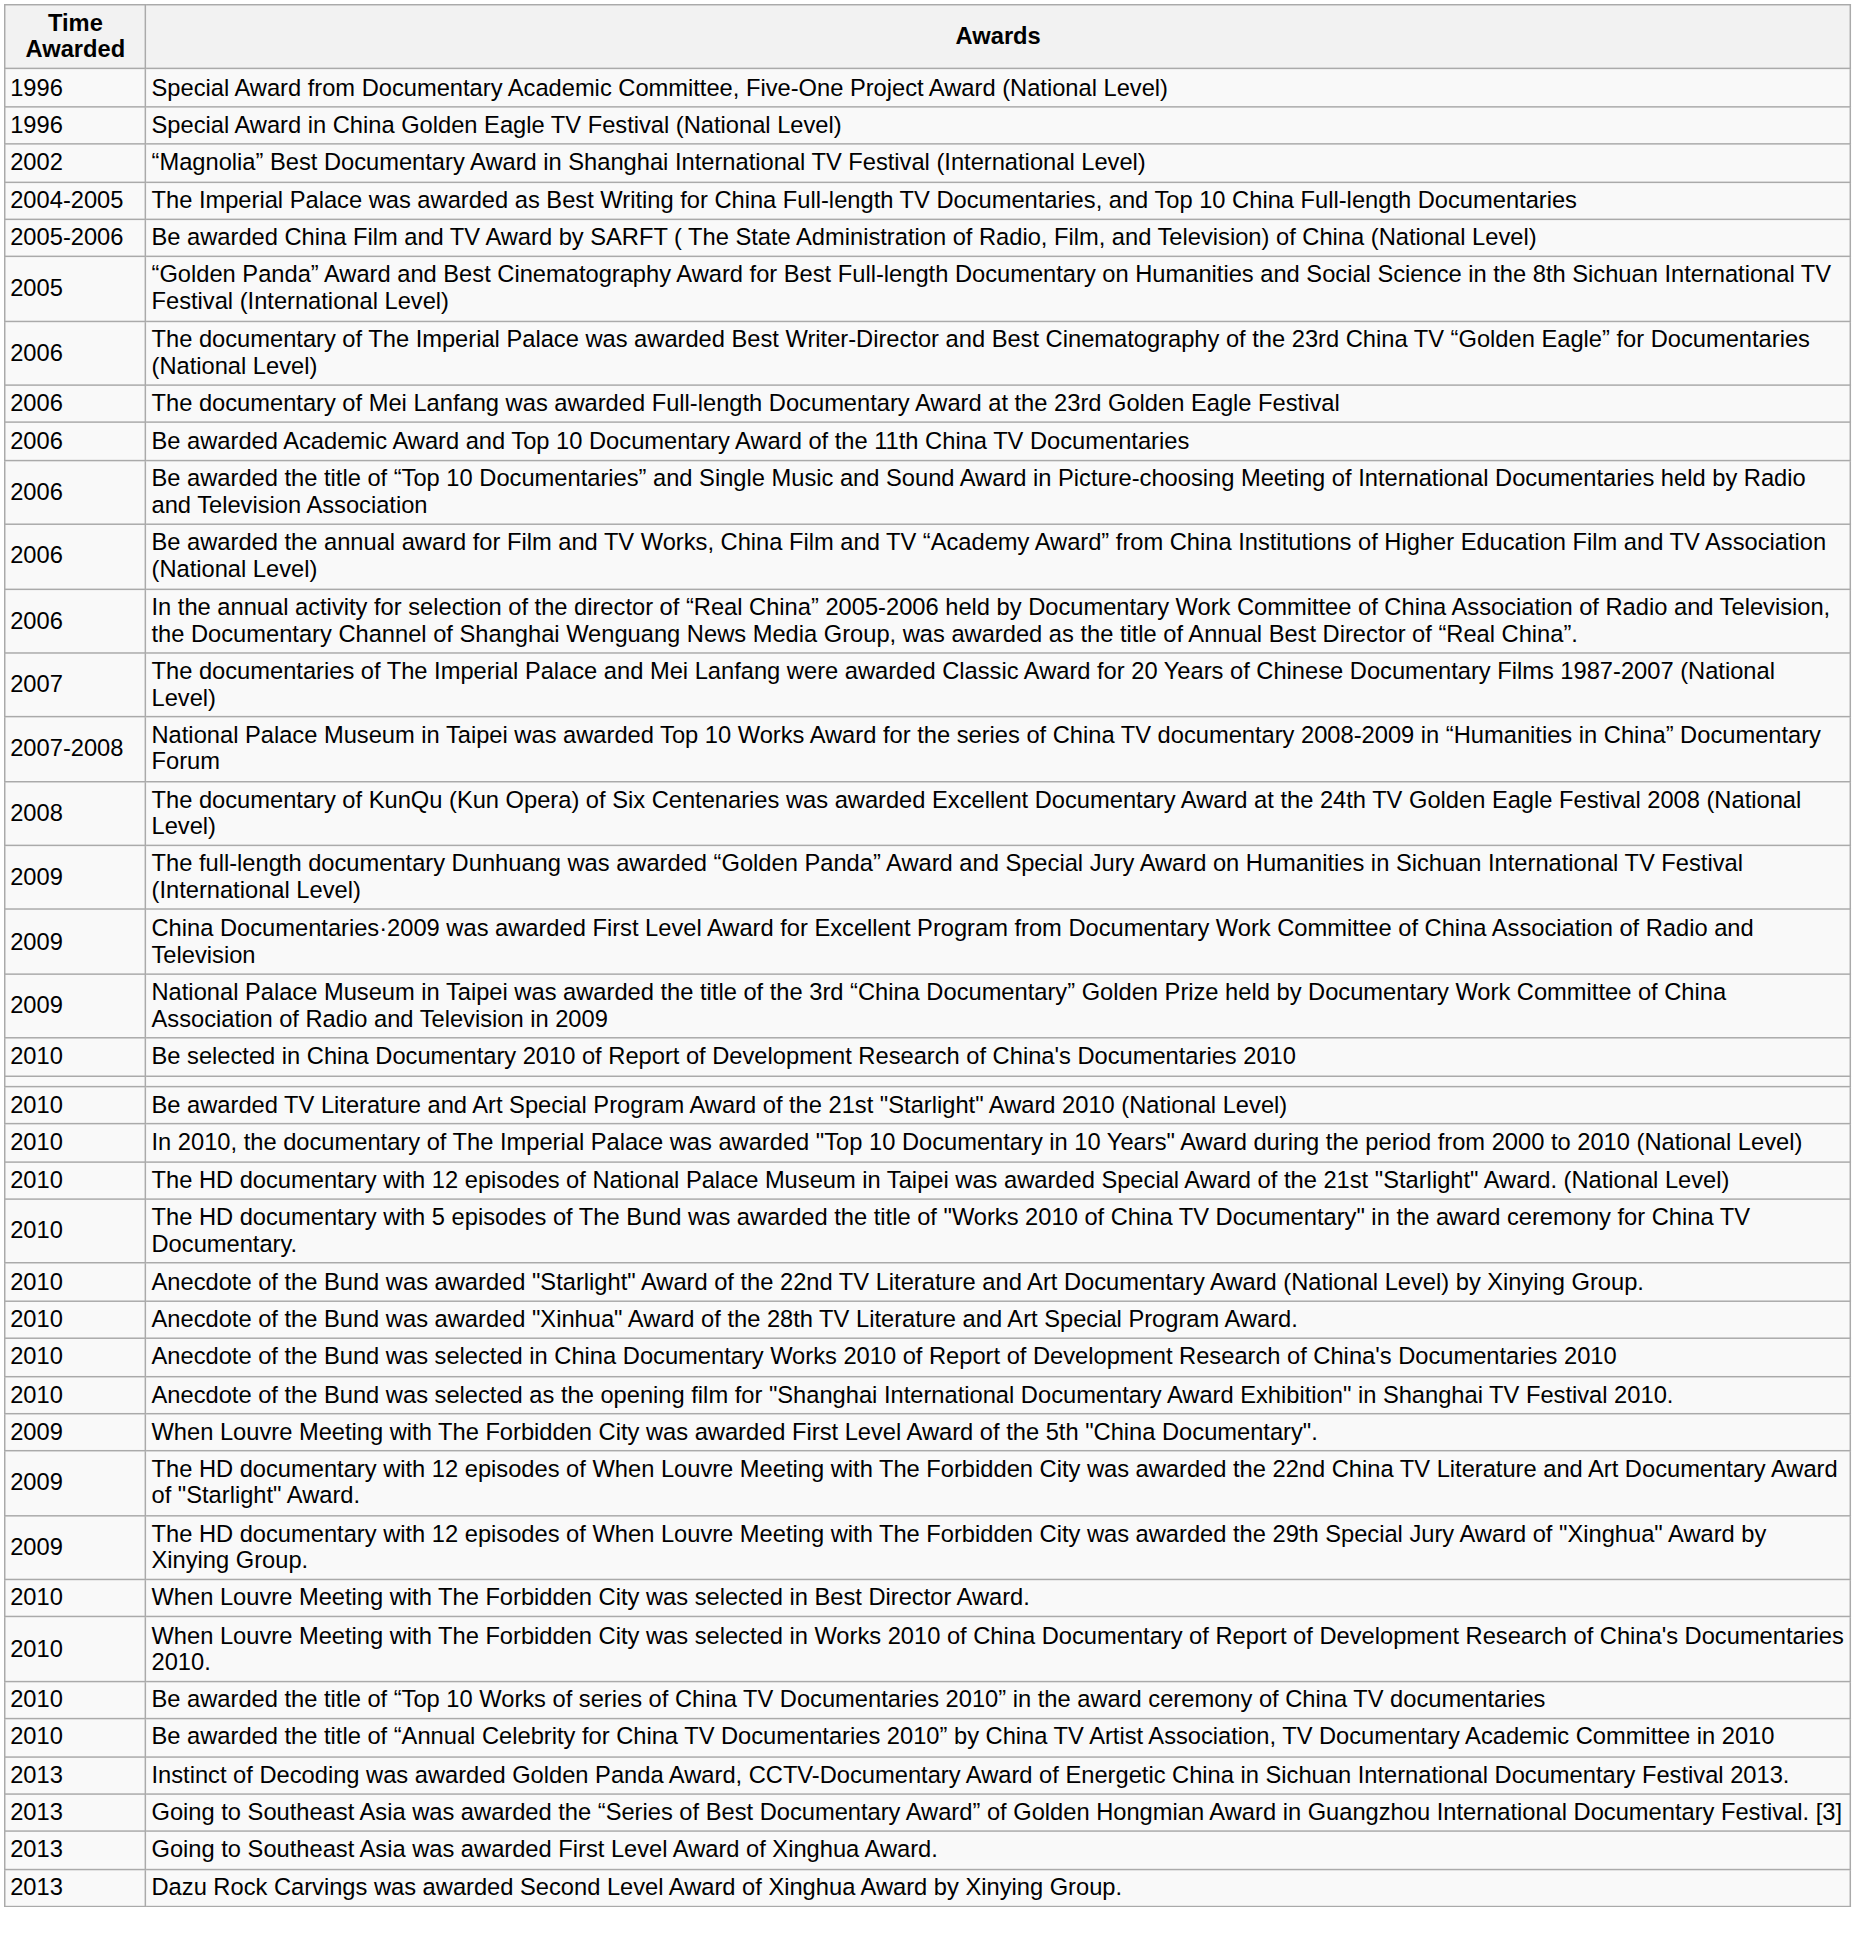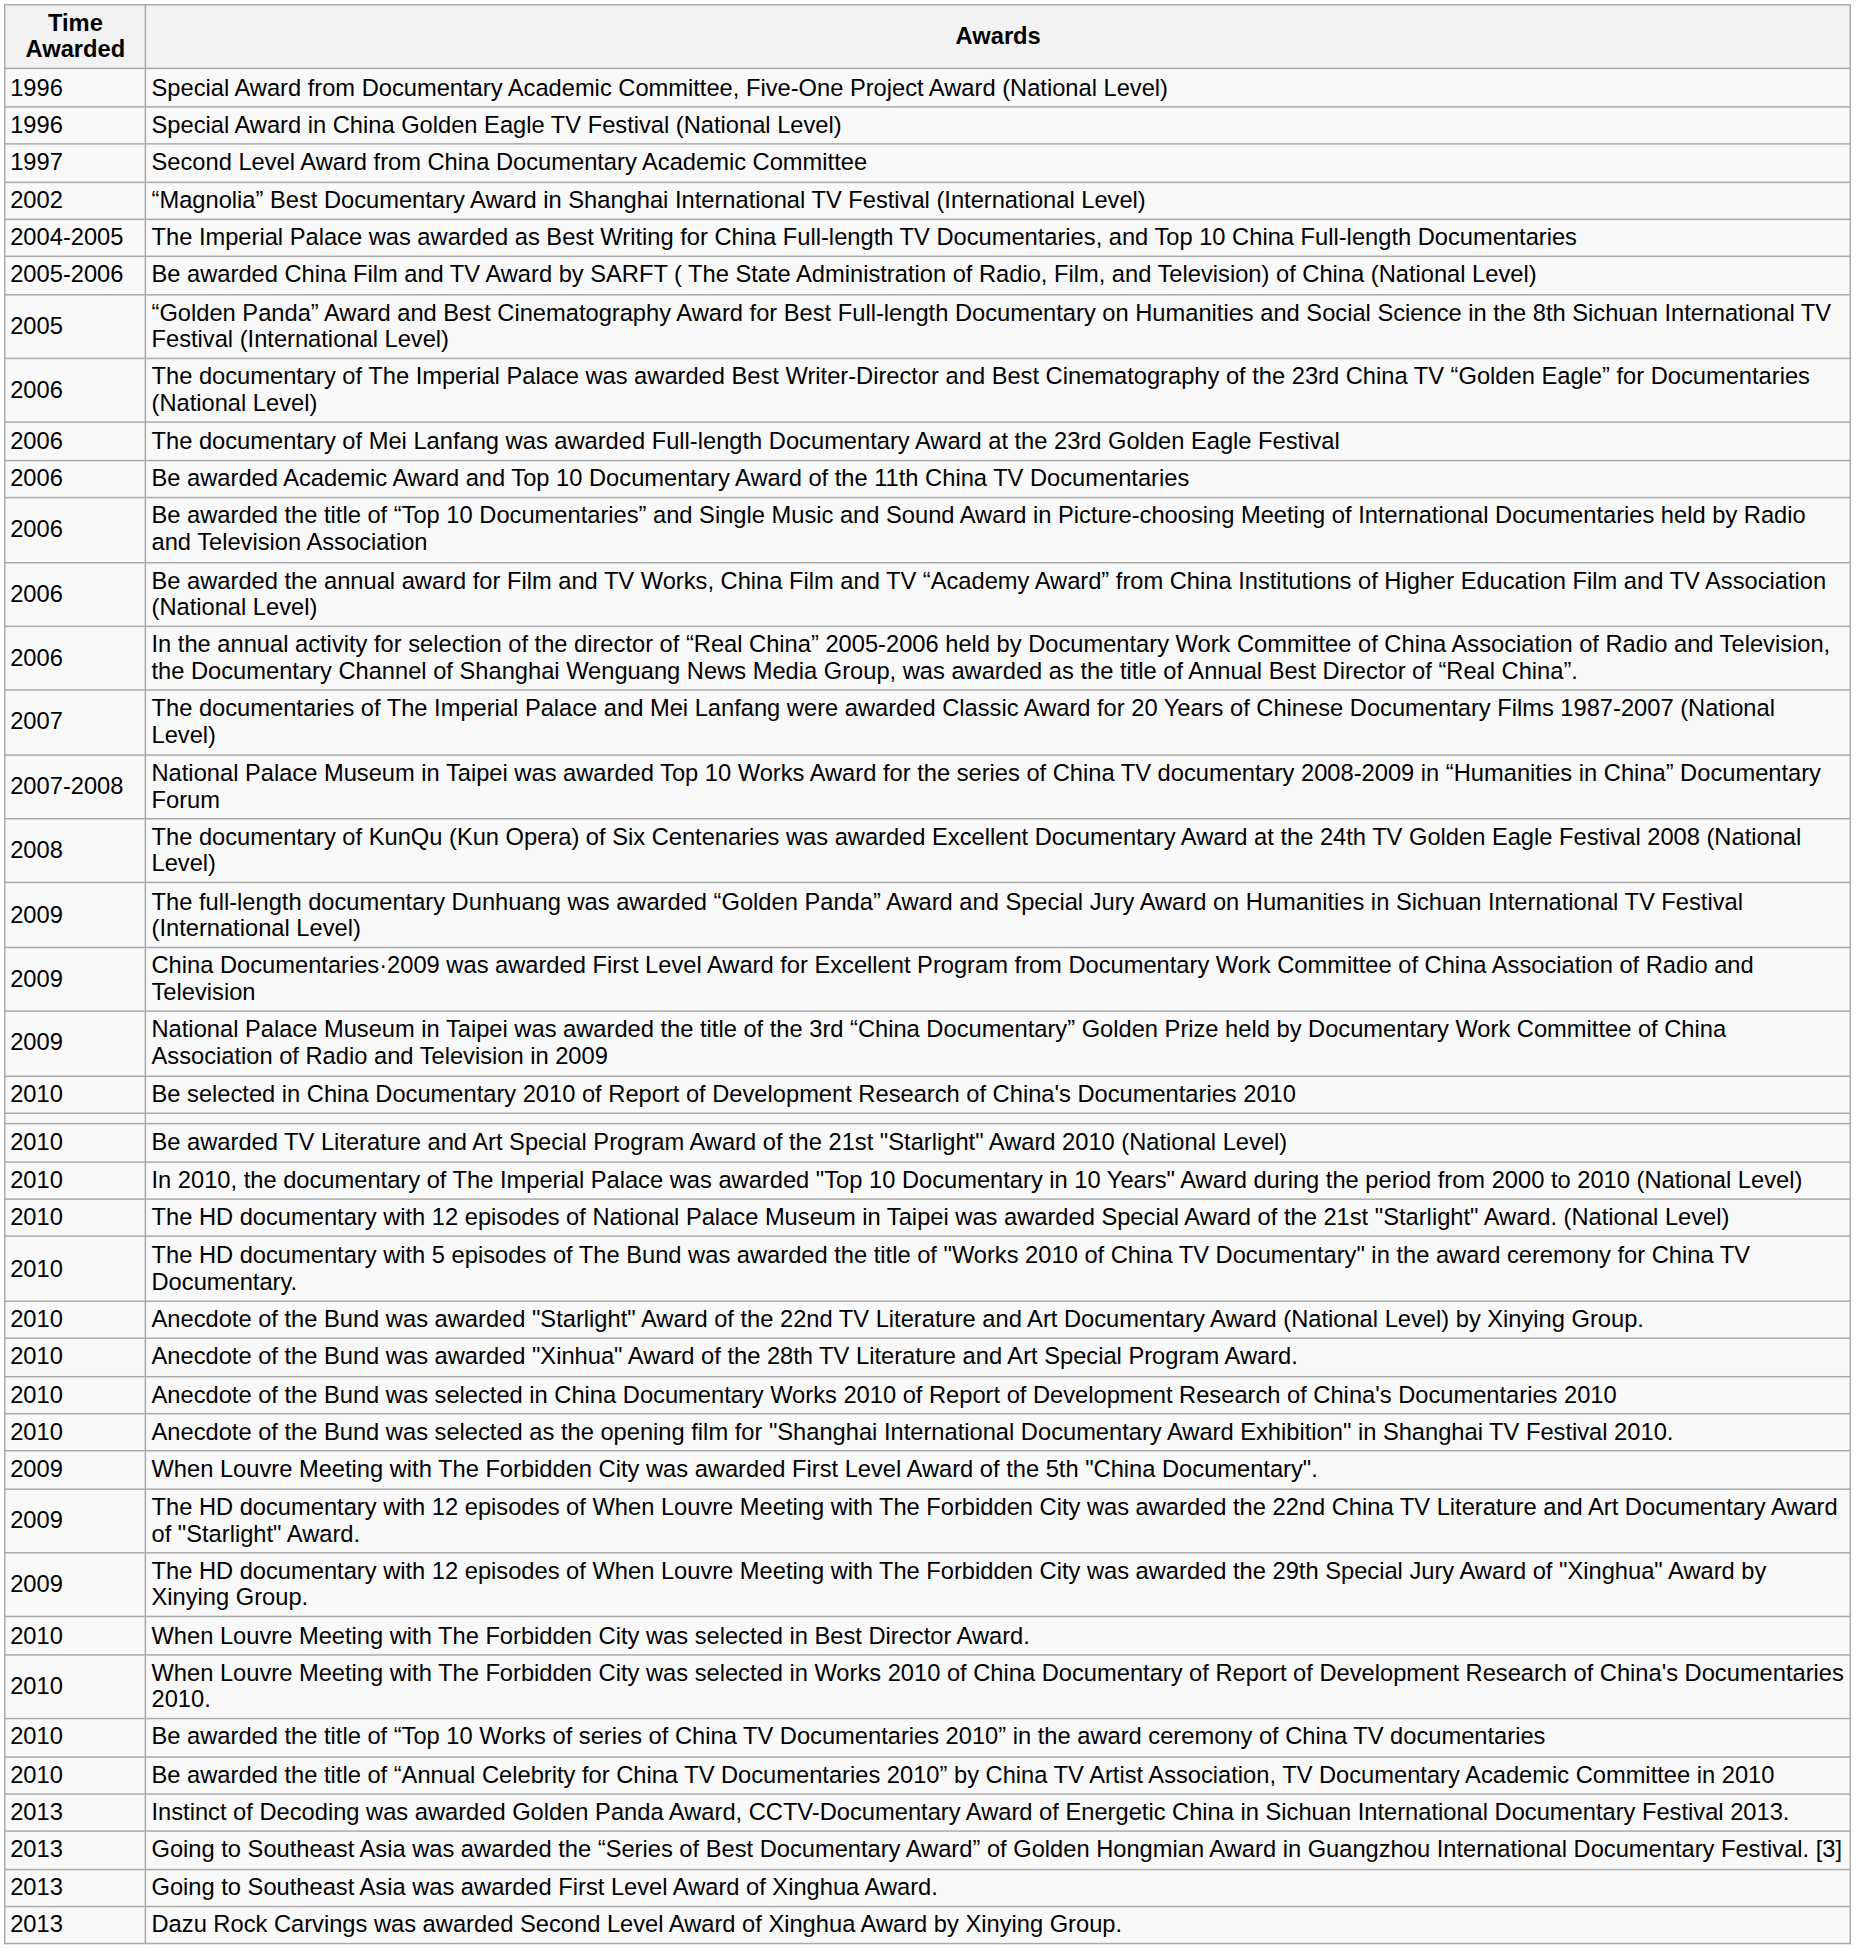+ row: (509, 162)
